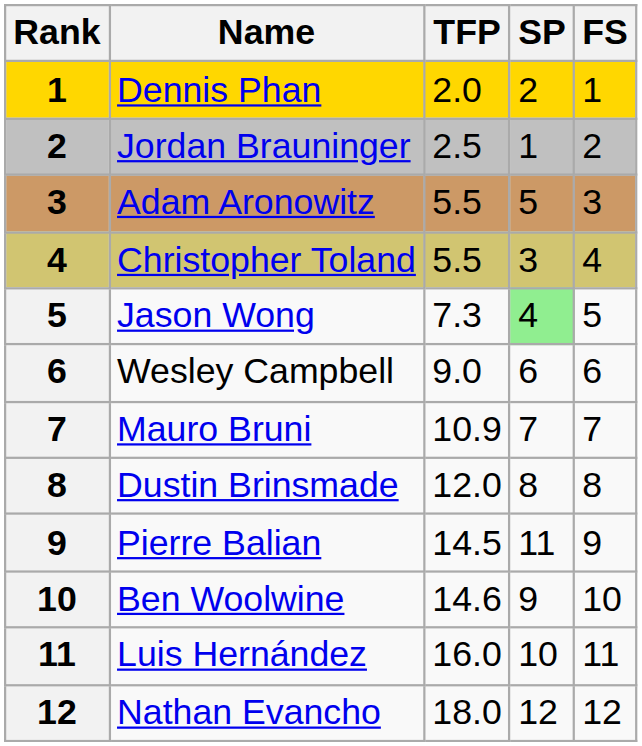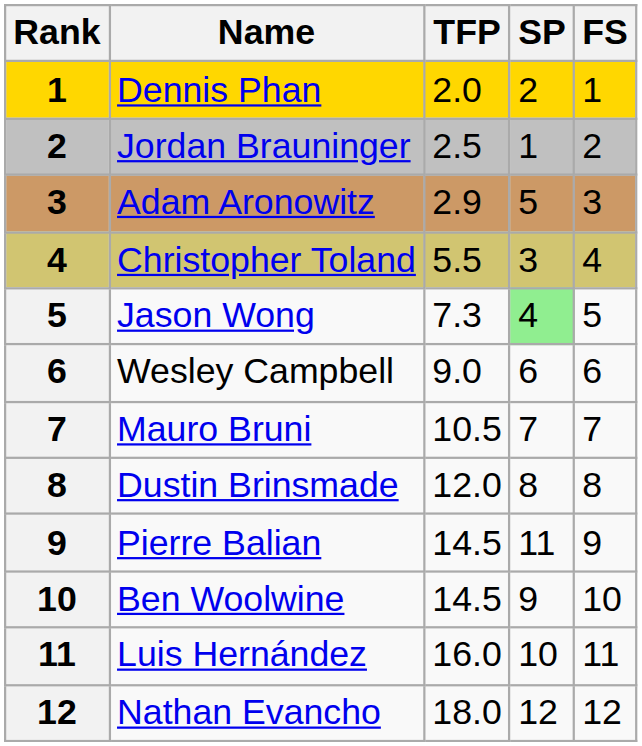(457, 202) 5.5 -> (457, 202) 2.9
(467, 428) 10.9 -> (467, 428) 10.5
(467, 598) 14.6 -> (467, 598) 14.5
